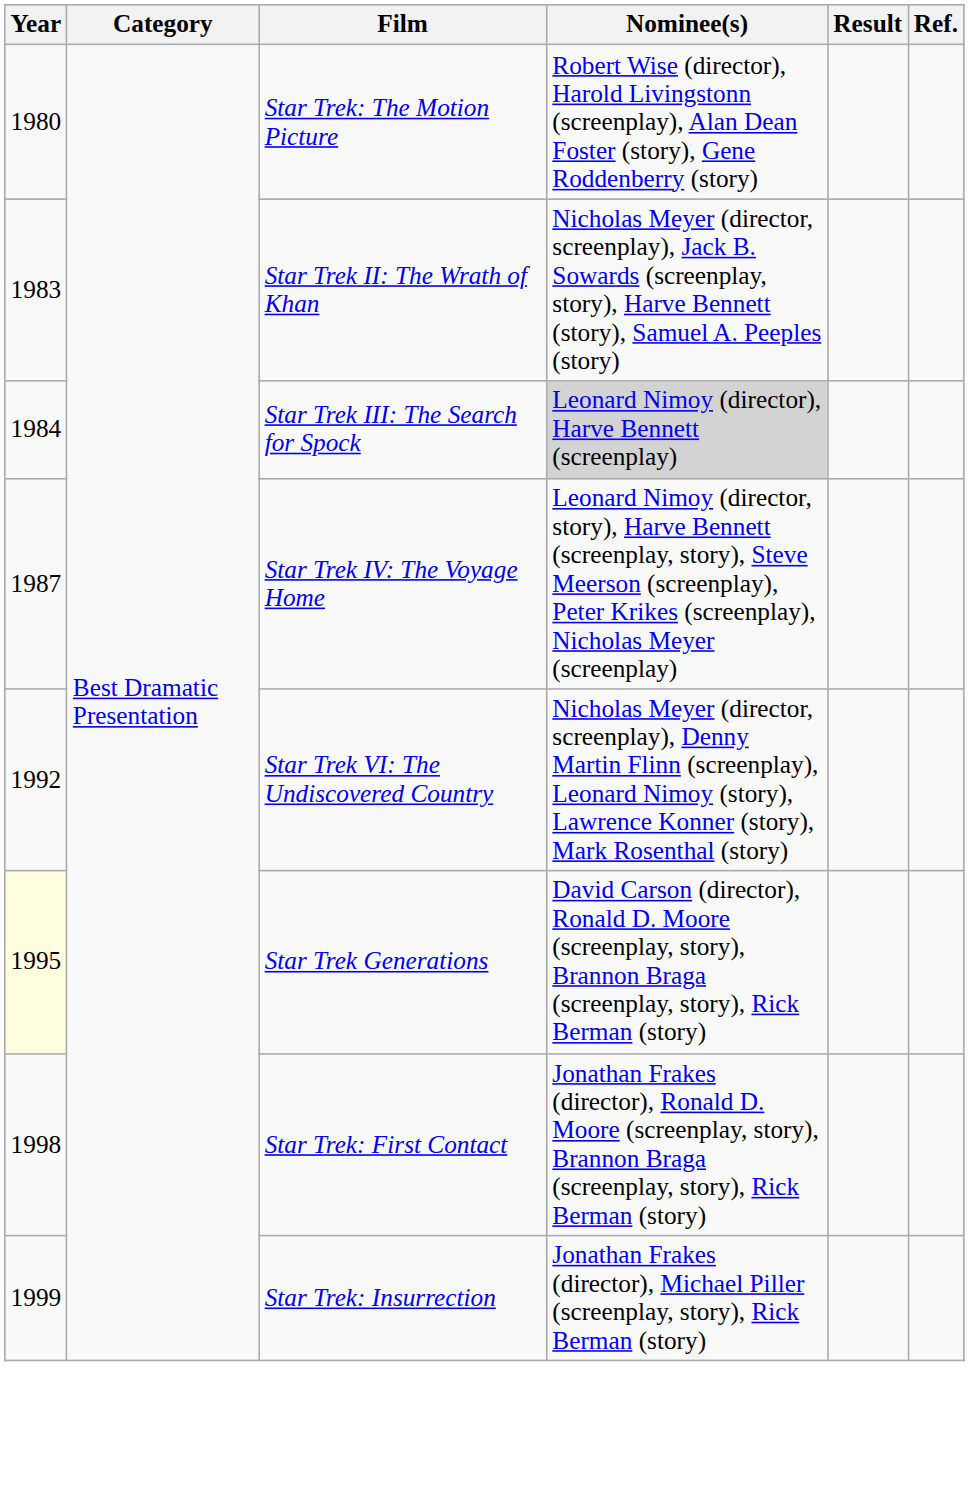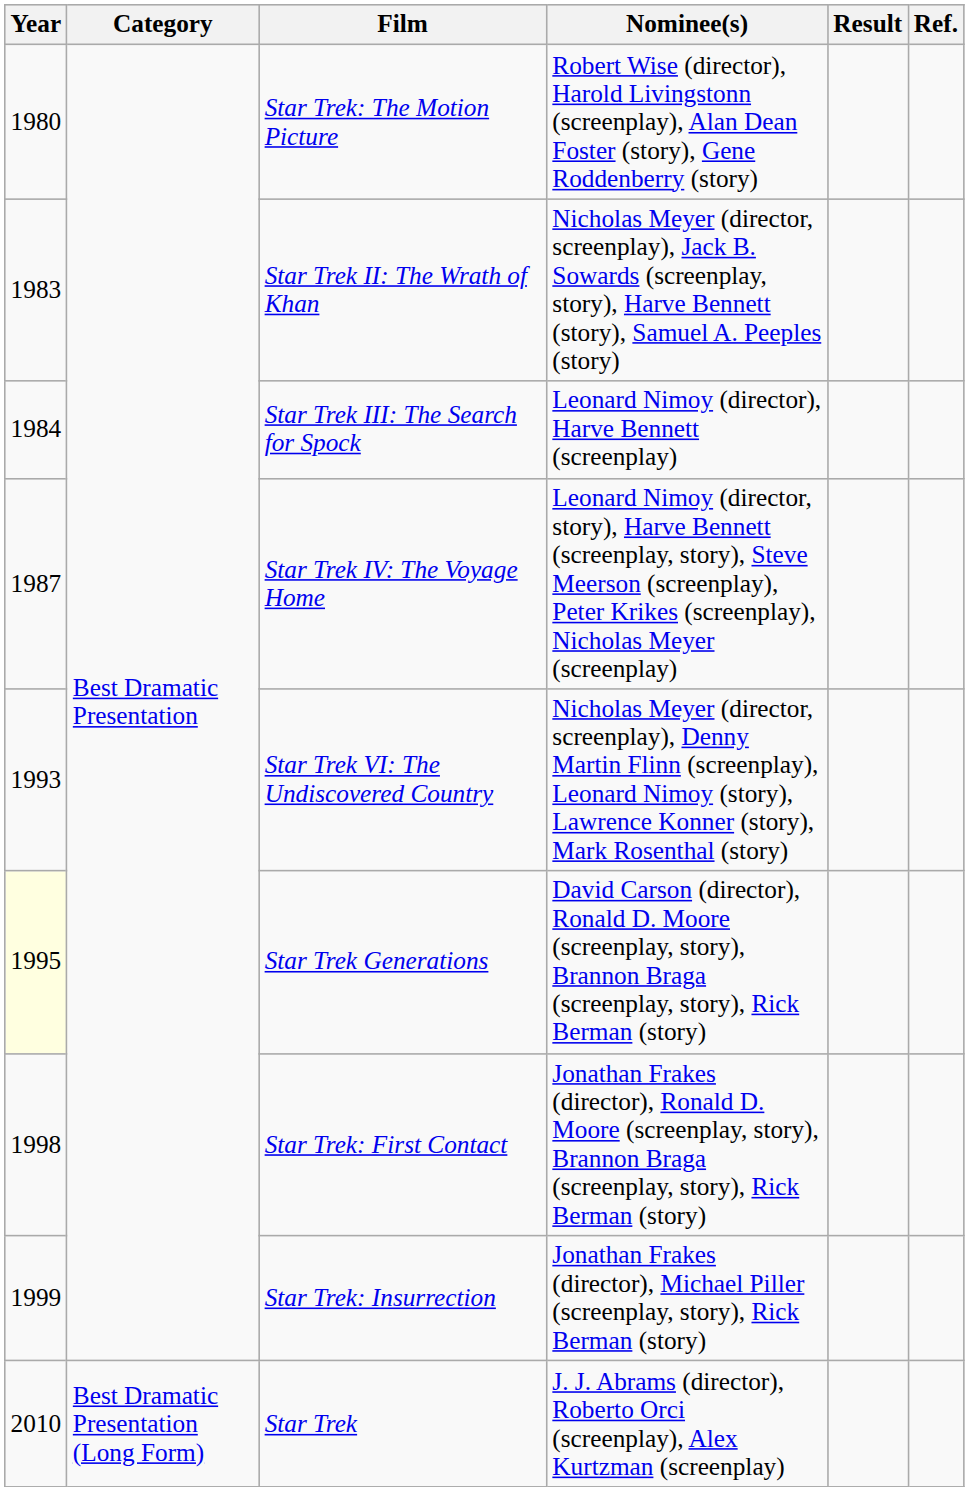(687, 429) lightgrey background -> (687, 429) no background
(36, 779) 1992 -> (36, 779) 1993
+ row: (311, 1423)
